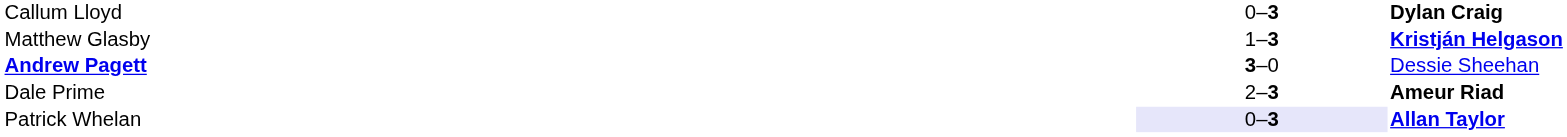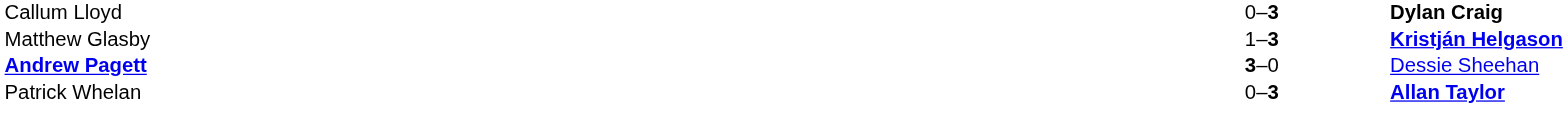- row: (55, 92)
(1262, 119) lavender background -> (1262, 92) no background
